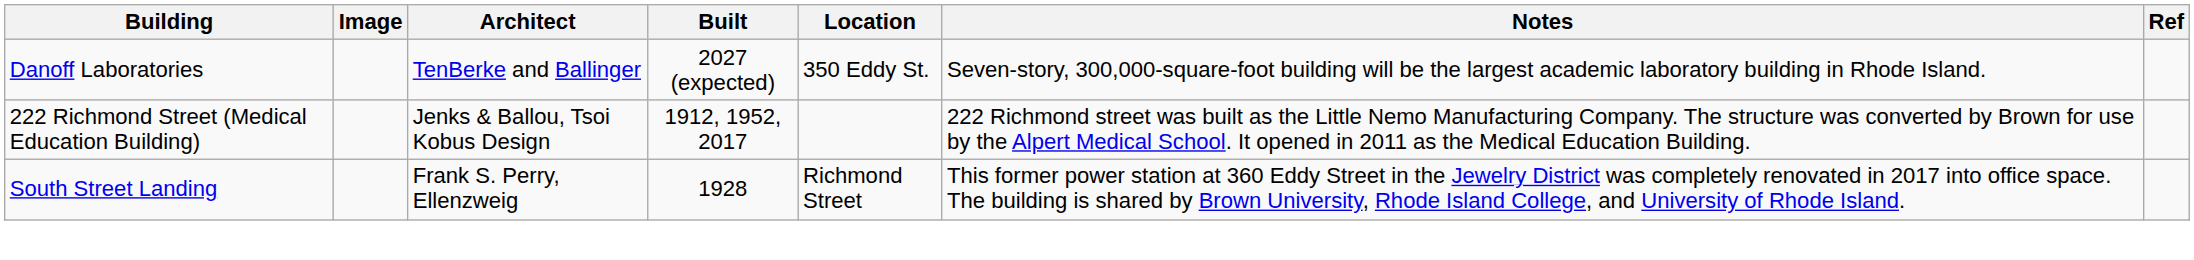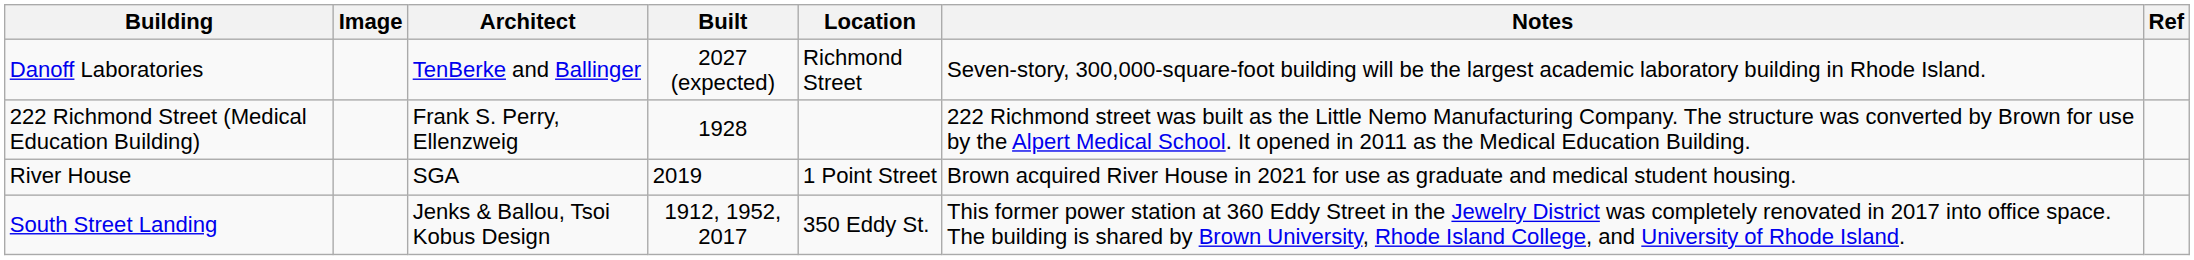(866, 69) 350 Eddy St. -> (853, 69) Richmond Street
(511, 129) Jenks & Ballou, Tsoi Kobus Design -> (486, 129) Frank S. Perry, Ellenzweig
(723, 129) 1912, 1952, 2017 -> (723, 129) 1928
+ row: (71, 176)
(486, 189) Frank S. Perry, Ellenzweig -> (511, 224) Jenks & Ballou, Tsoi Kobus Design
(723, 189) 1928 -> (723, 224) 1912, 1952, 2017
(853, 189) Richmond Street -> (866, 224) 350 Eddy St.
